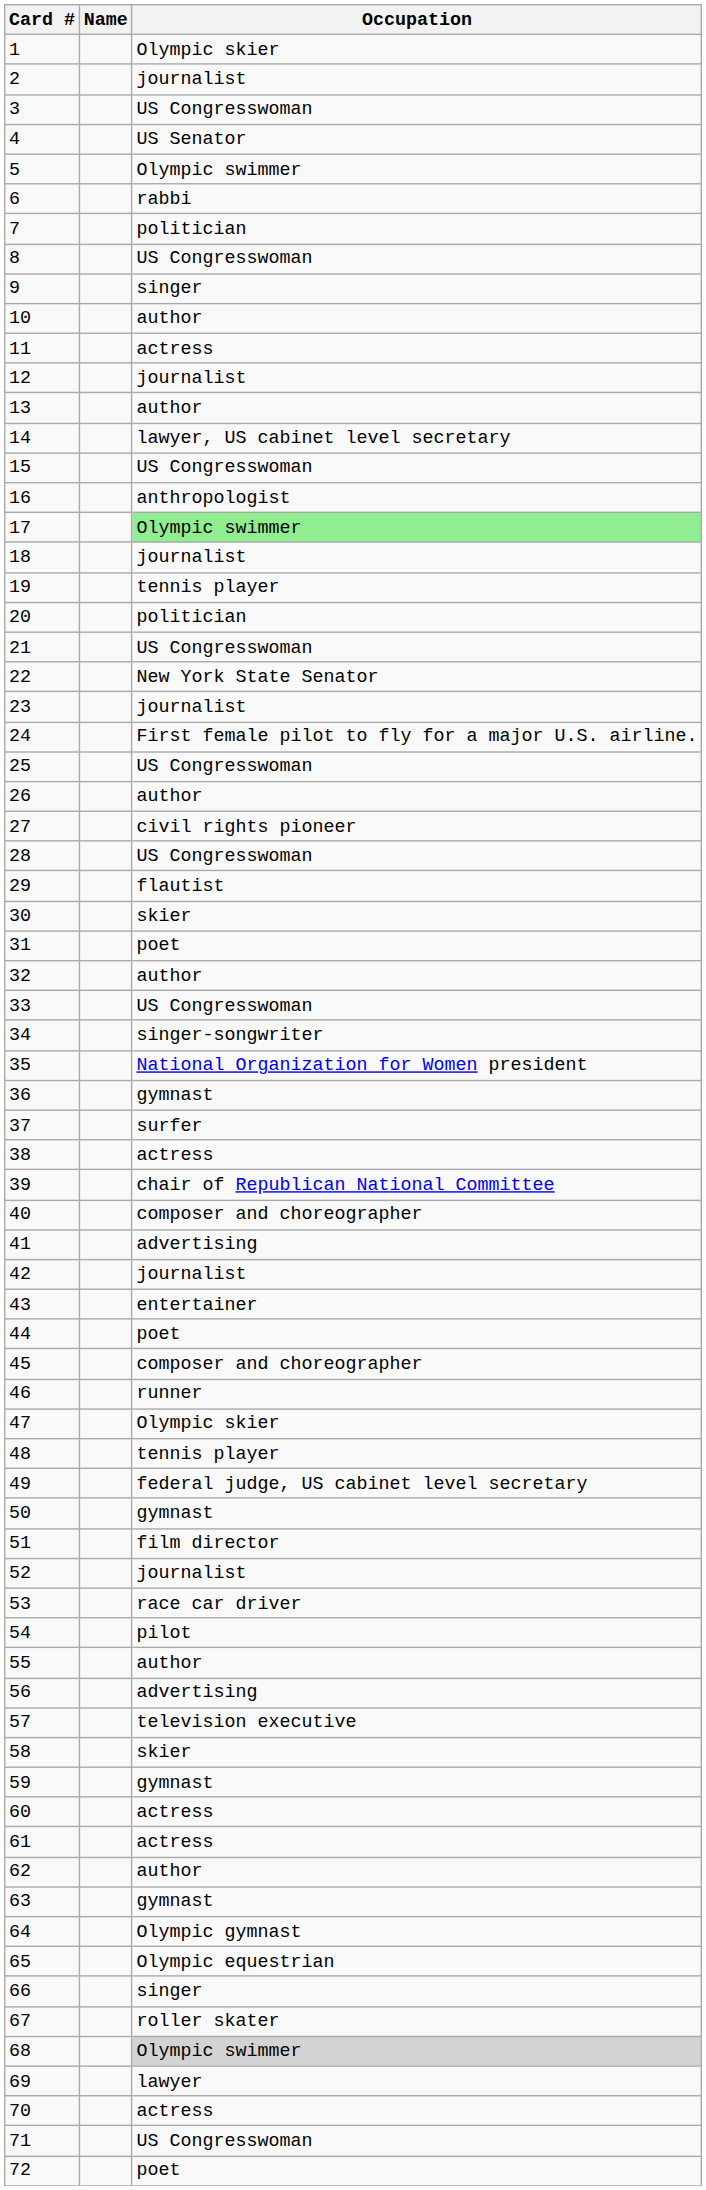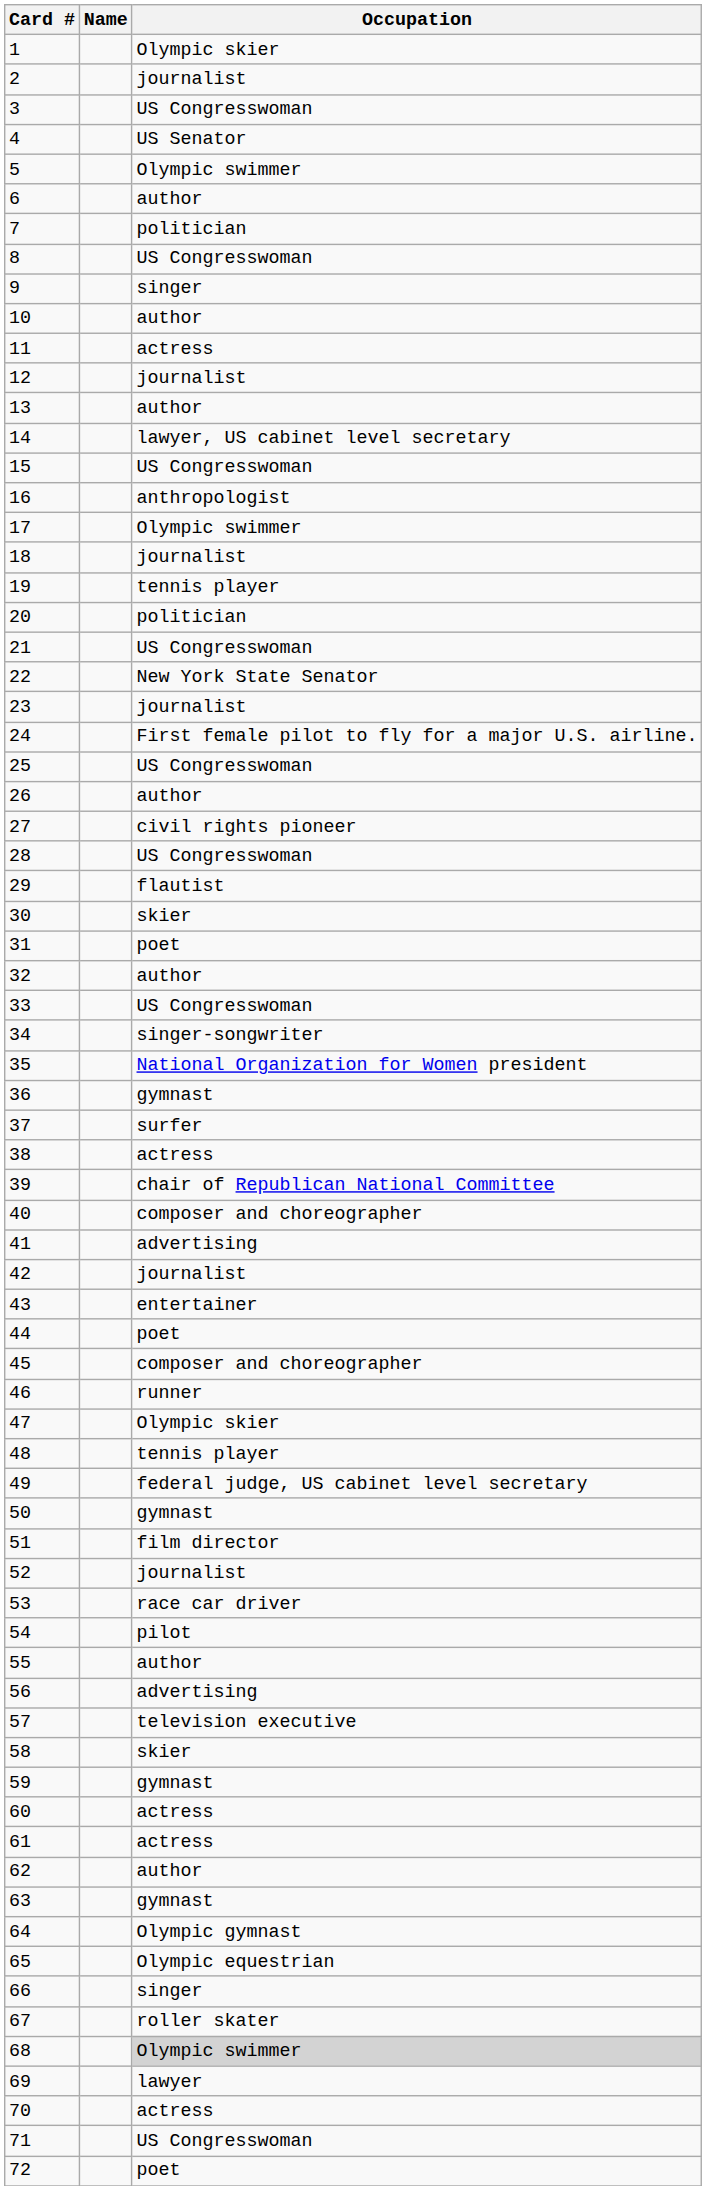(164, 199) rabbi -> (170, 199) author
(219, 528) lightgreen background -> (219, 528) no background
